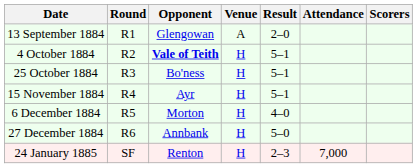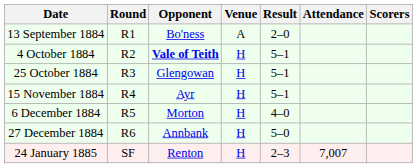(185, 34) Glengowan -> (185, 34) Bo'ness
(185, 73) Bo'ness -> (185, 73) Glengowan
(333, 152) 7,000 -> (333, 152) 7,007
